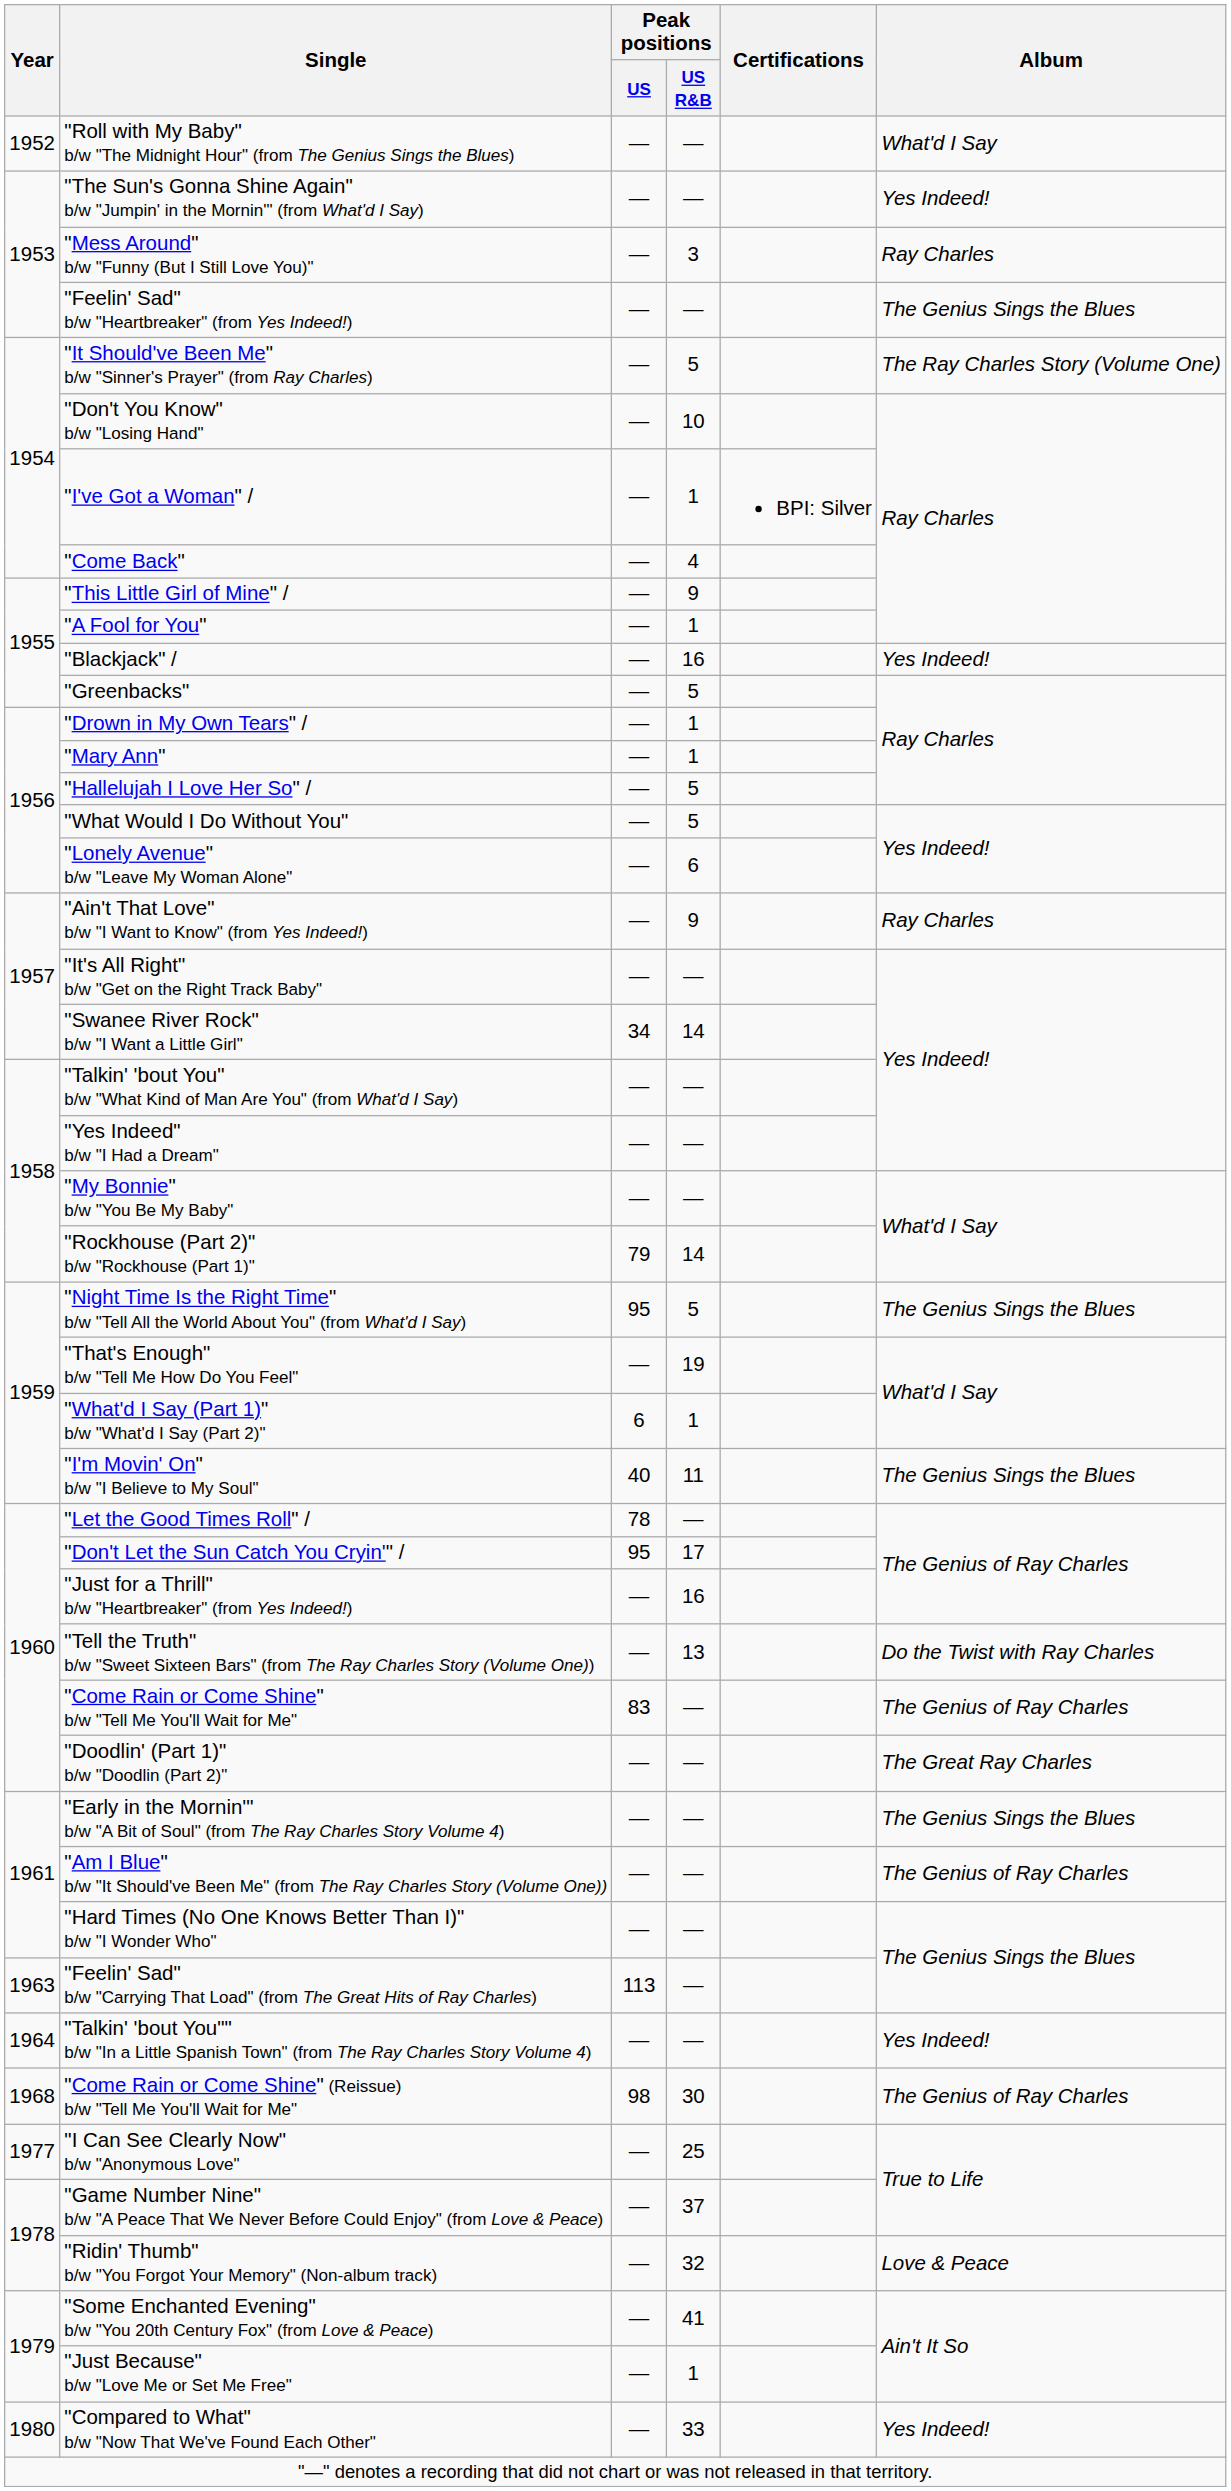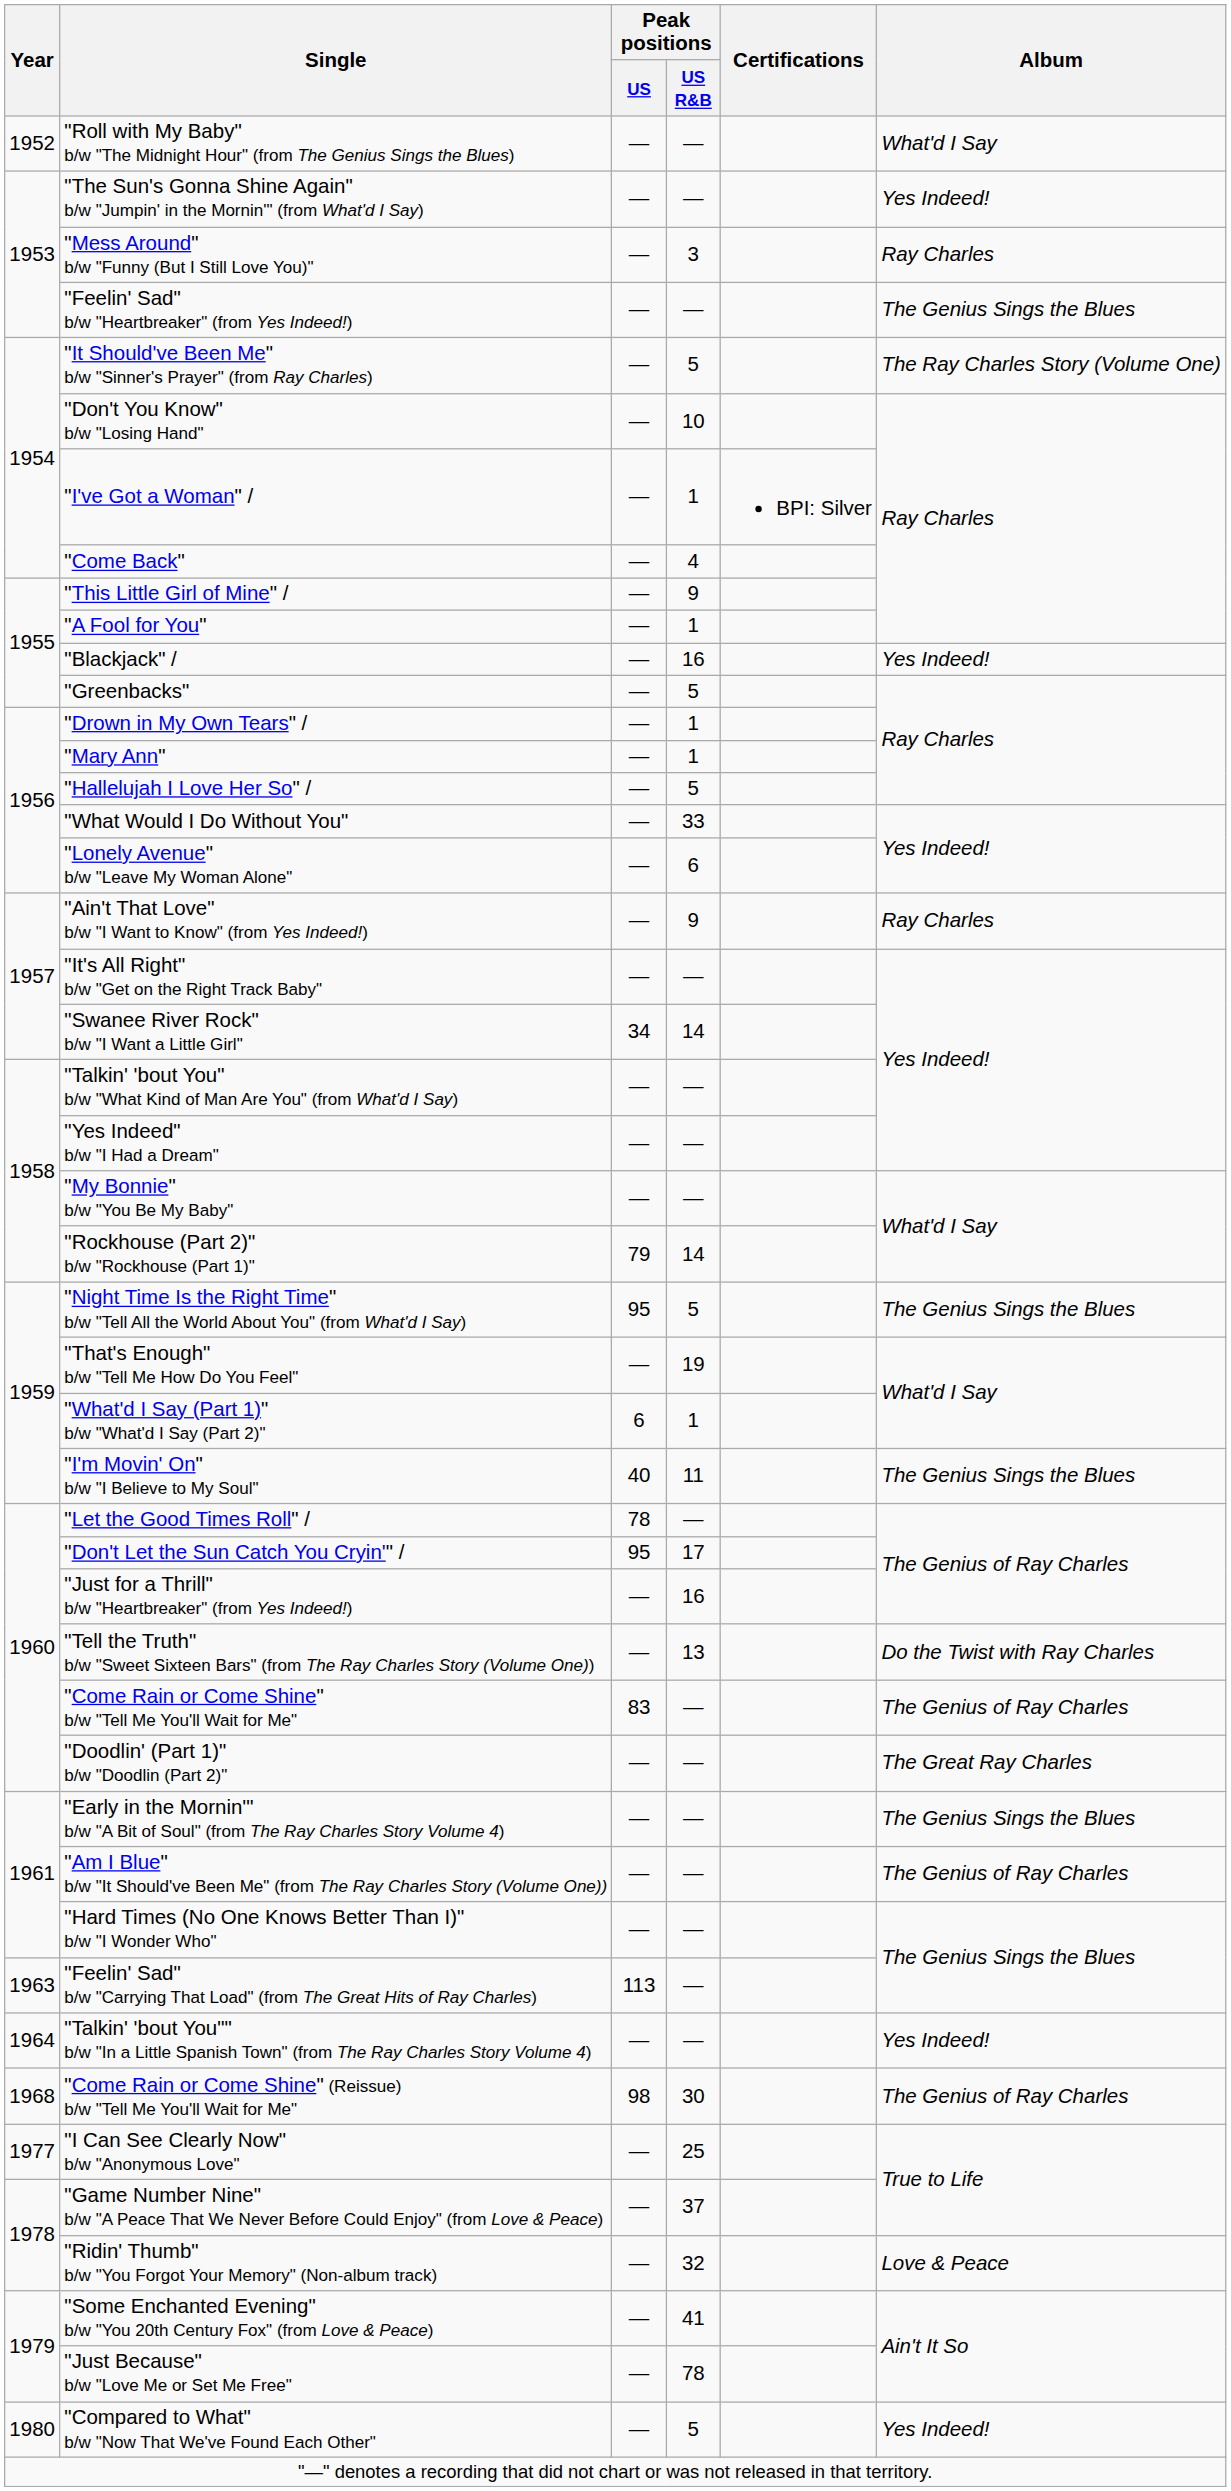(693, 821) 5 -> (693, 821) 33
(693, 2373) 1 -> (693, 2373) 78
(693, 2429) 33 -> (693, 2429) 5
